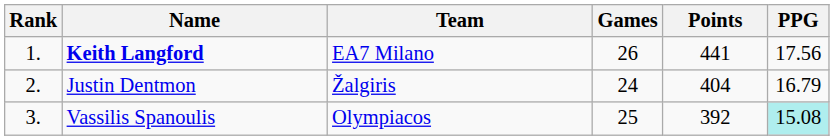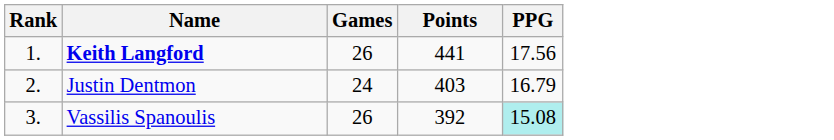- column: (460, 20)
(715, 85) 404 -> (450, 85) 403
(628, 118) 25 -> (362, 118) 26
